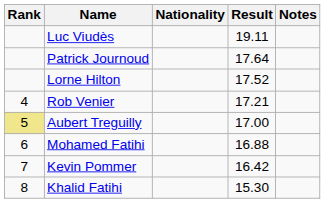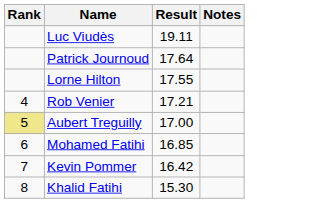- column: (190, 15)
(252, 79) 17.52 -> (176, 79) 17.55
(252, 144) 16.88 -> (176, 144) 16.85
